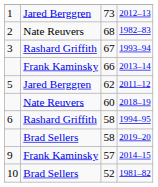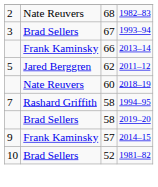- row: (135, 13)
(60, 48) Rashard Griffith -> (51, 31) Brad Sellers
(10, 119) 6 -> (10, 102) 7
